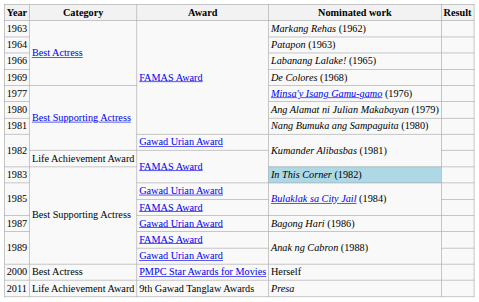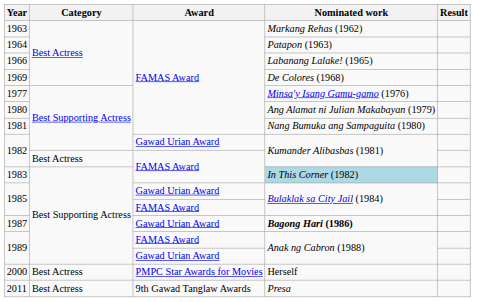(83, 158) Life Achievement Award -> (57, 158) Best Actress
(313, 223) normal -> (310, 223) bold
(83, 288) Life Achievement Award -> (57, 288) Best Actress
